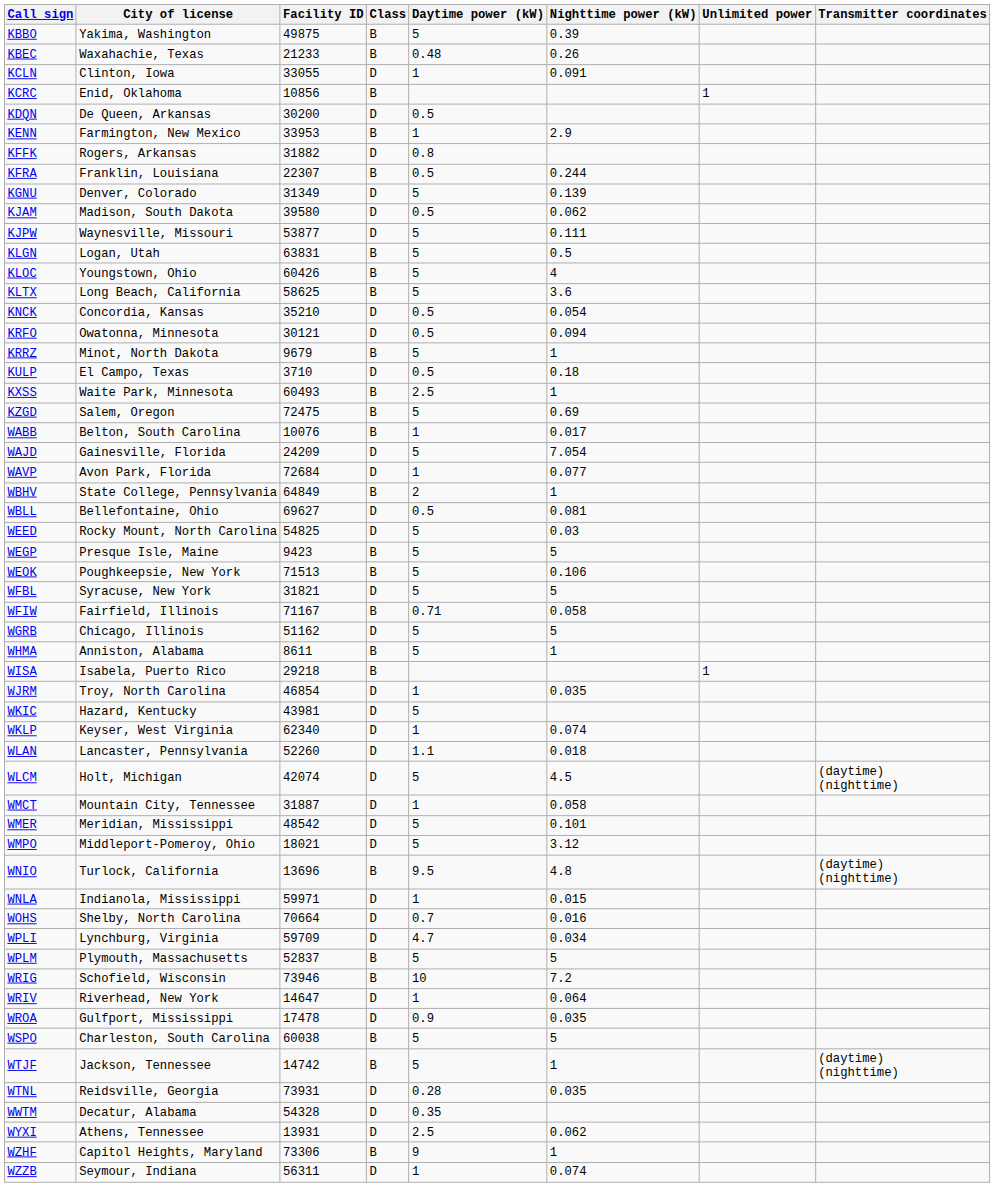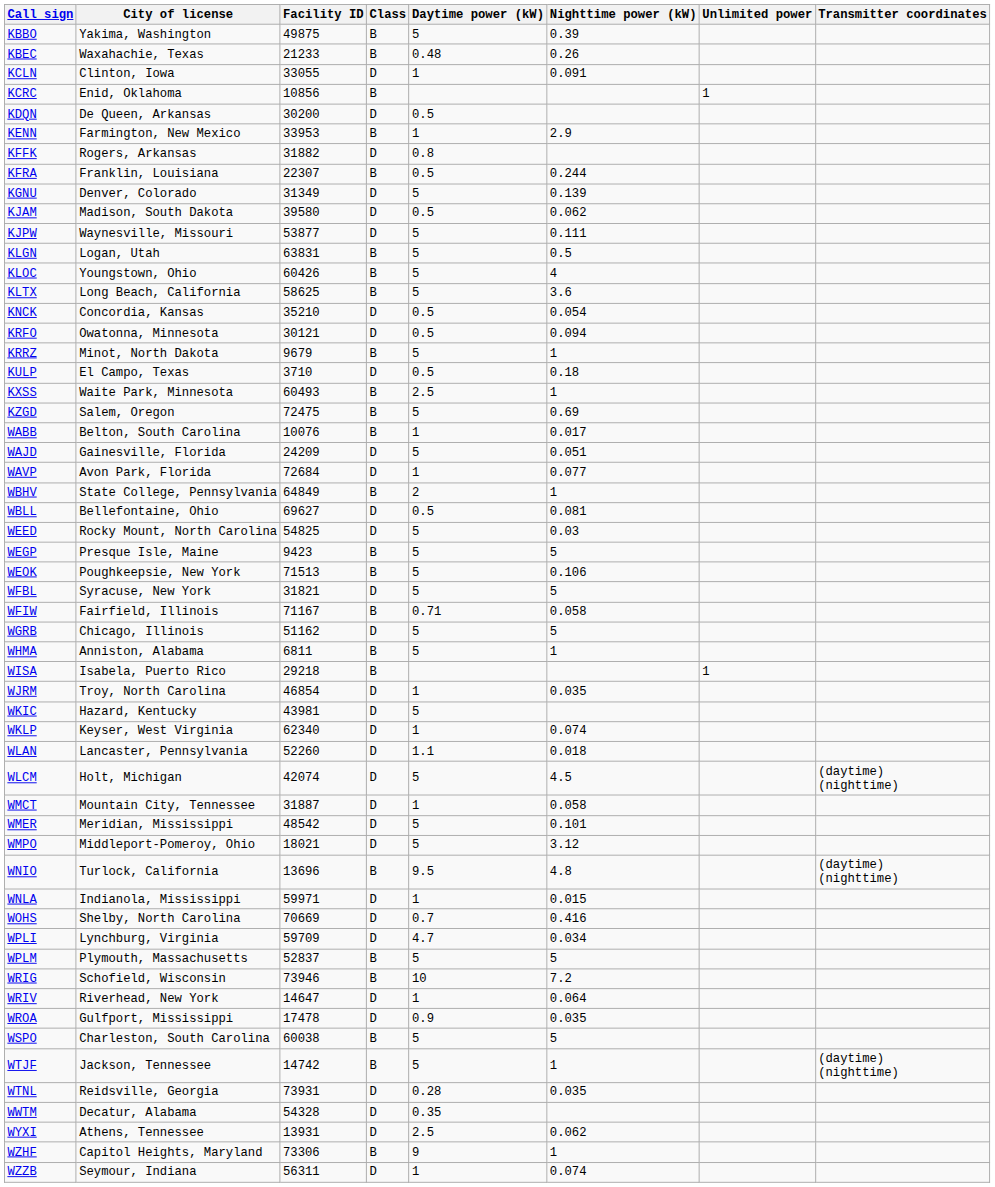(568, 453) 7.054 -> (568, 453) 0.051
(298, 652) 8611 -> (298, 652) 6811
(301, 919) 70664 -> (301, 919) 70669
(568, 919) 0.016 -> (568, 919) 0.416
